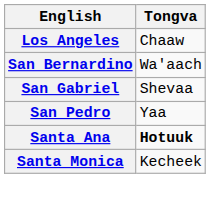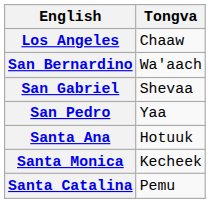(166, 137) bold -> (166, 137) normal
+ row: (70, 186)
